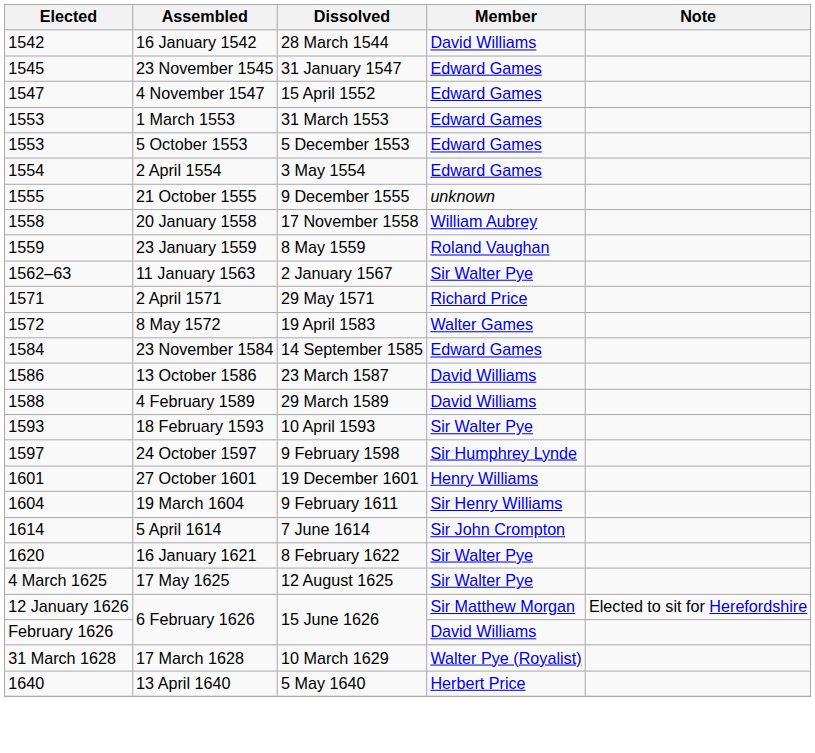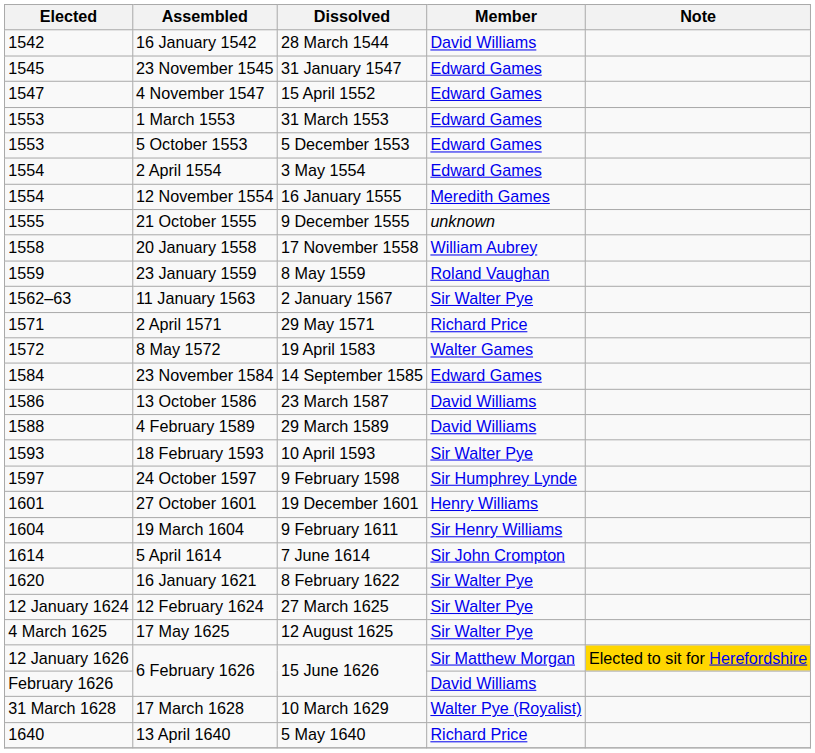+ row: (26, 196)
+ row: (68, 606)
(698, 606) no background -> (698, 658) gold background
(478, 683) Herbert Price -> (479, 734) Richard Price
